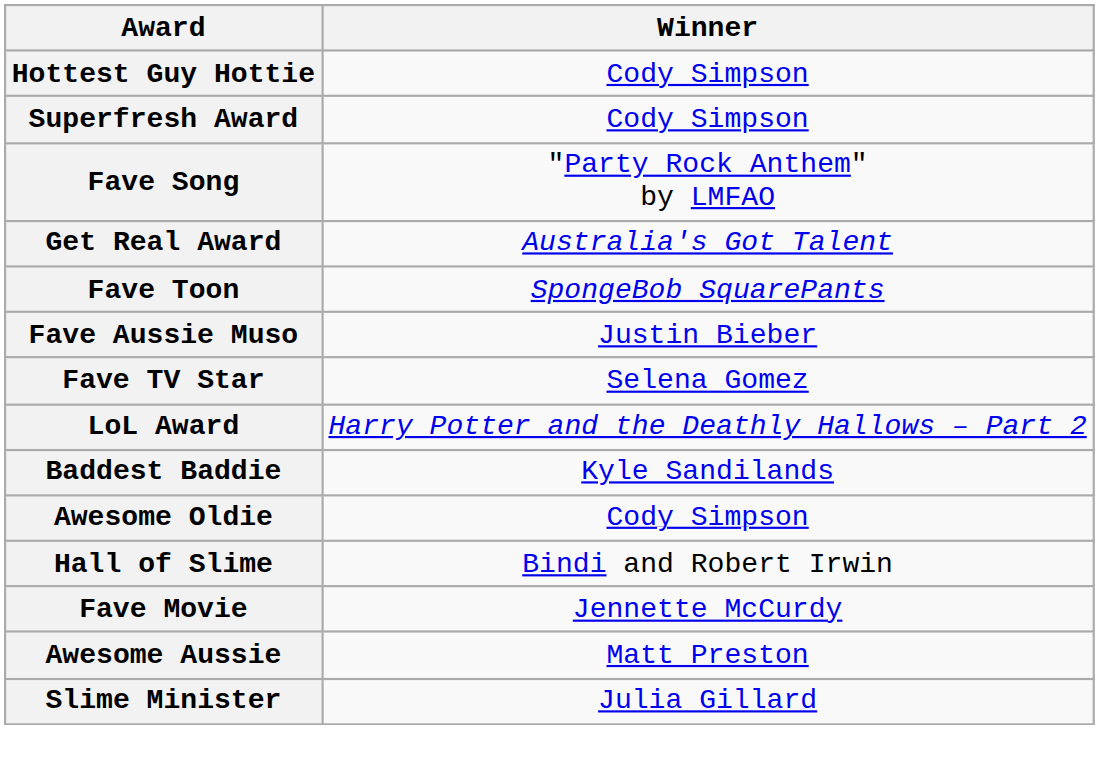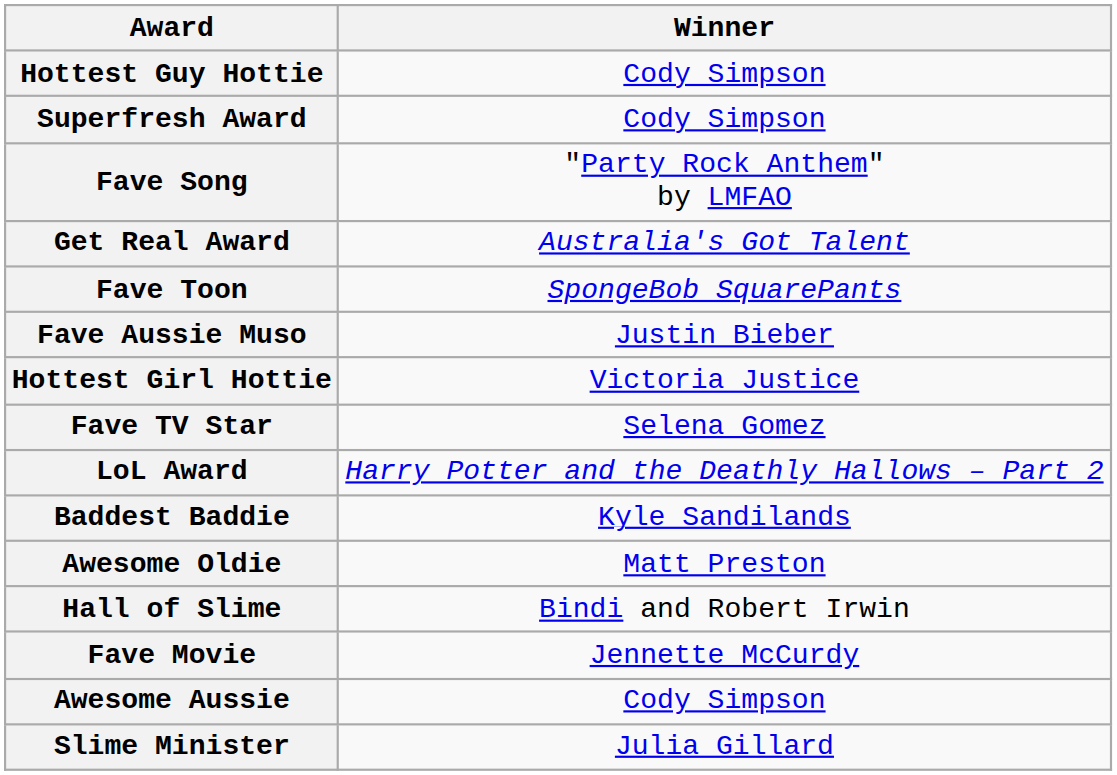+ row: (172, 381)
(708, 518) Cody Simpson -> (724, 564) Matt Preston
(708, 655) Matt Preston -> (724, 701) Cody Simpson
